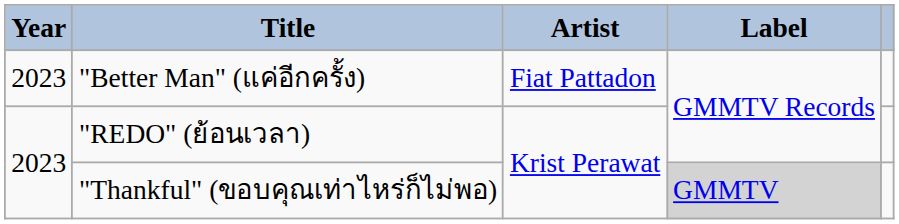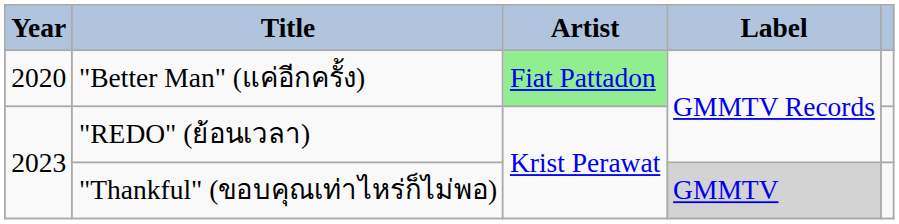(39, 78) 2023 -> (39, 78) 2020
(583, 78) no background -> (583, 78) lightgreen background
